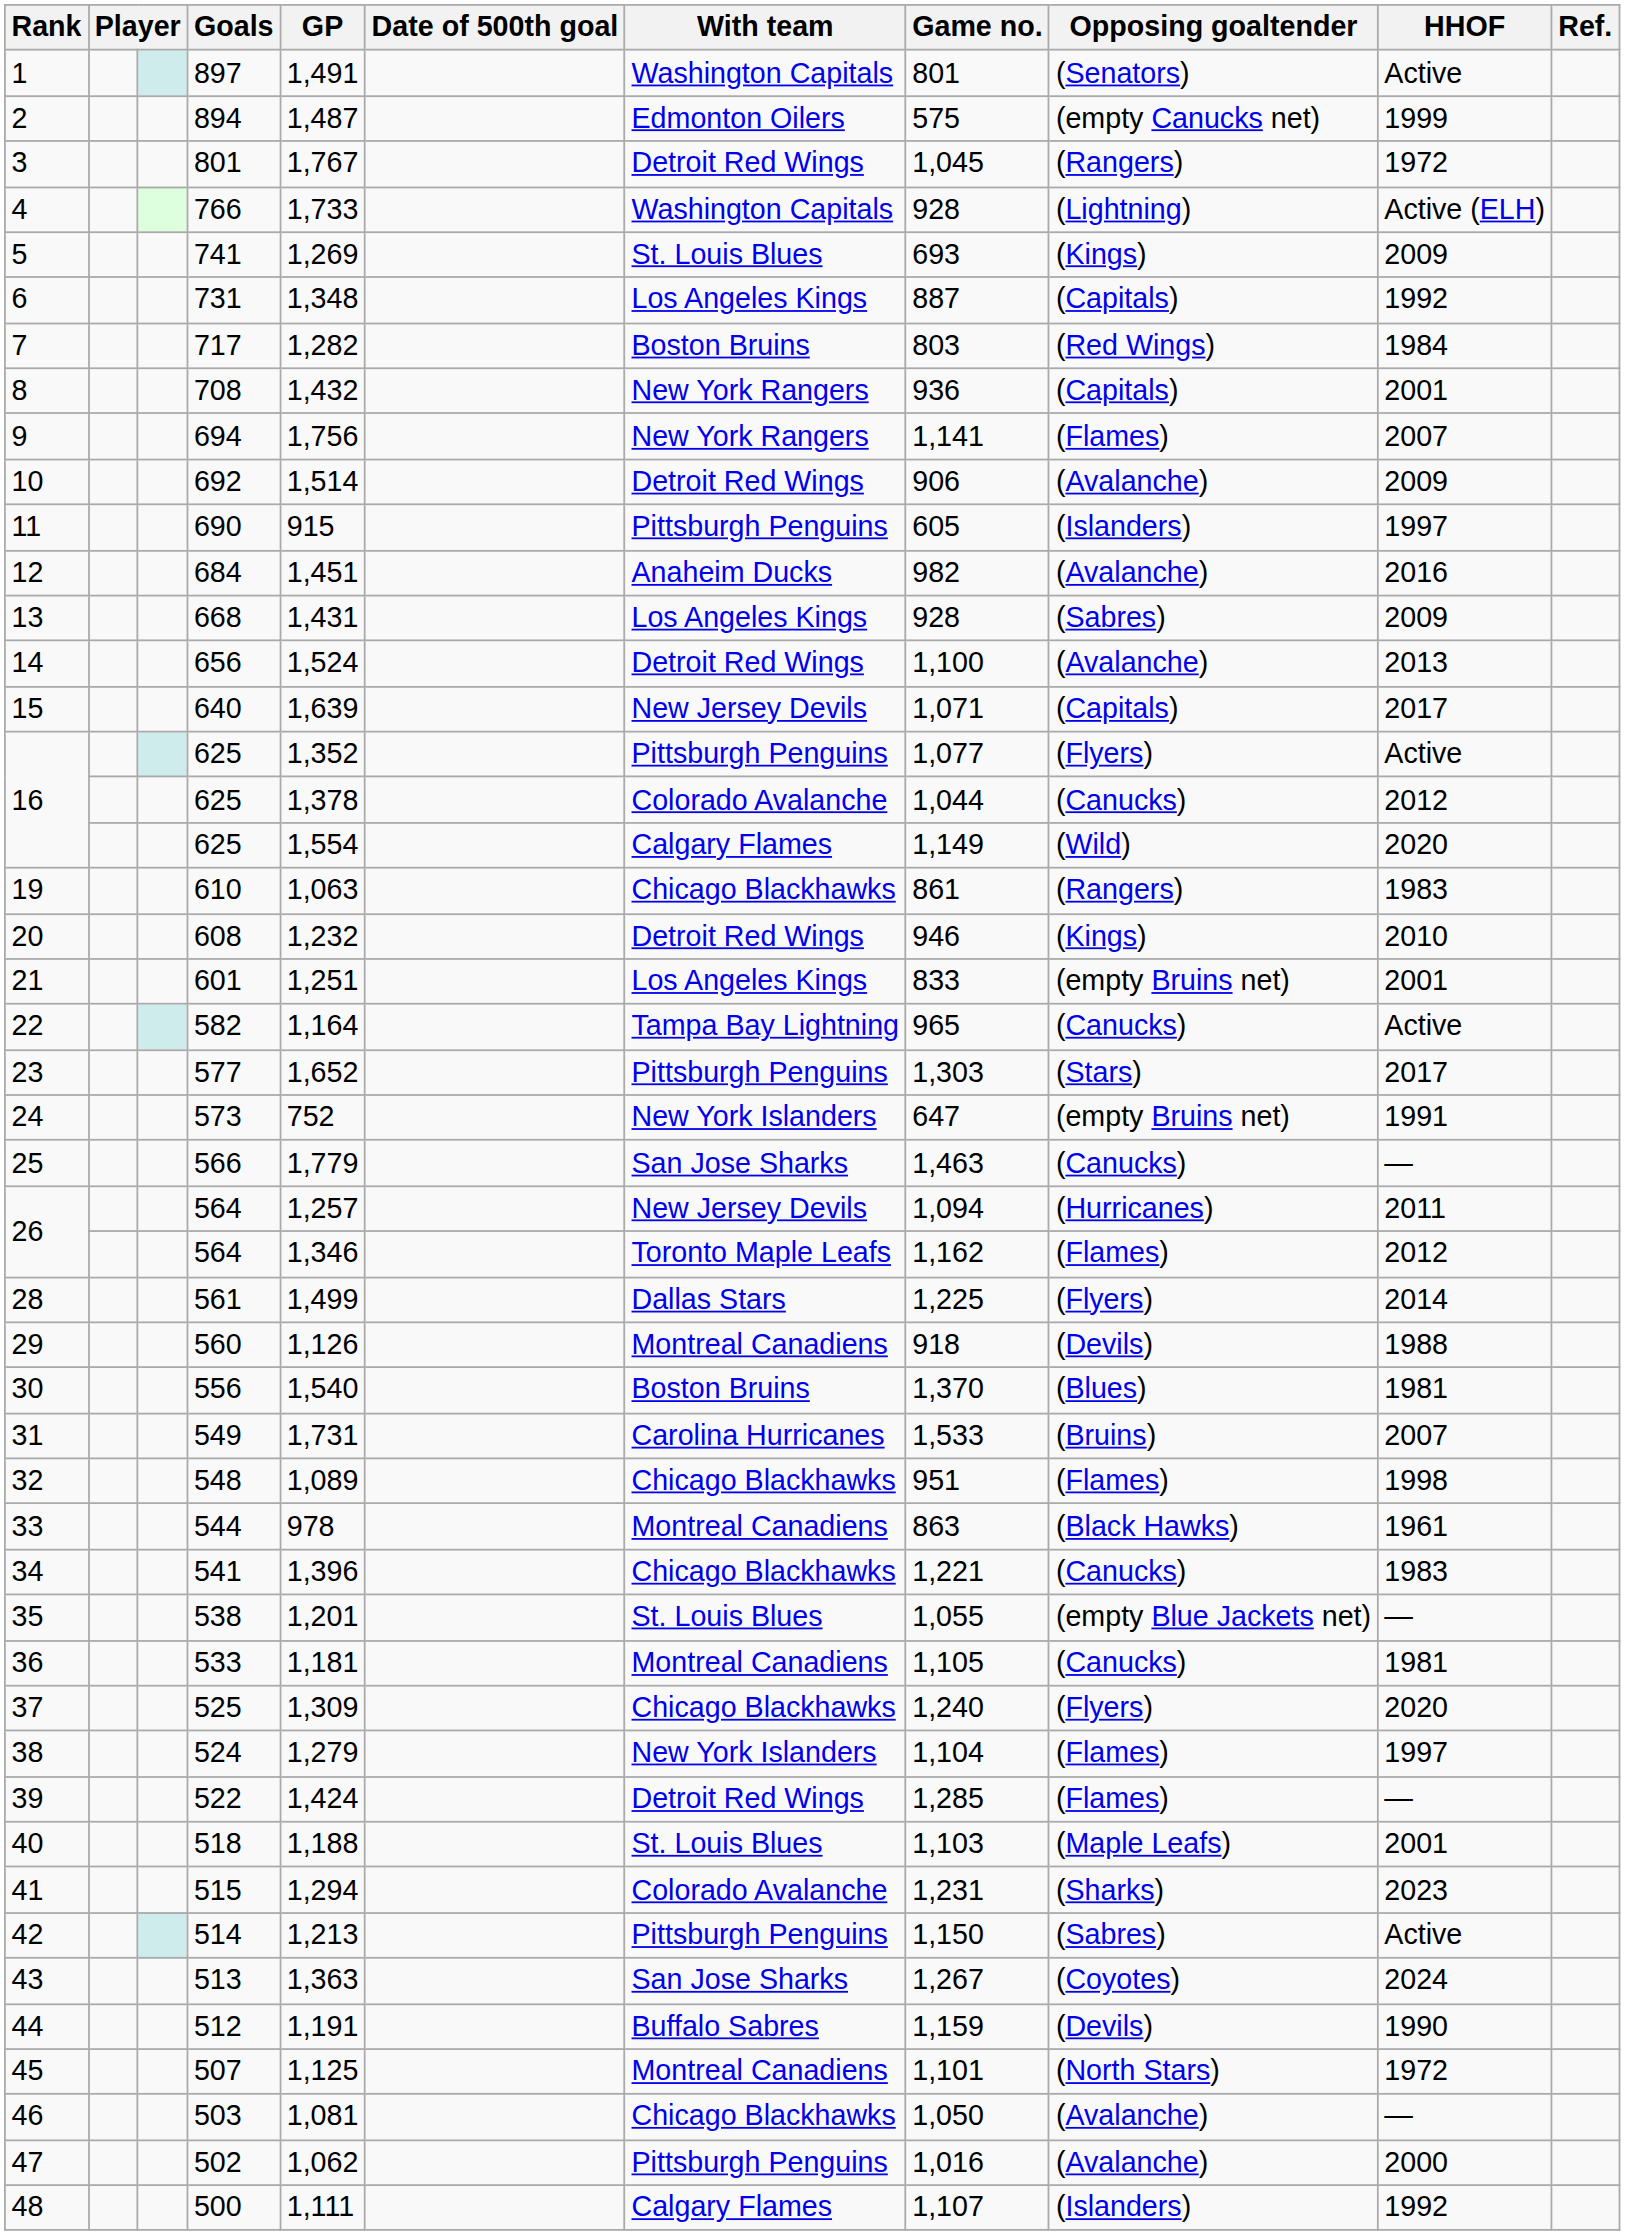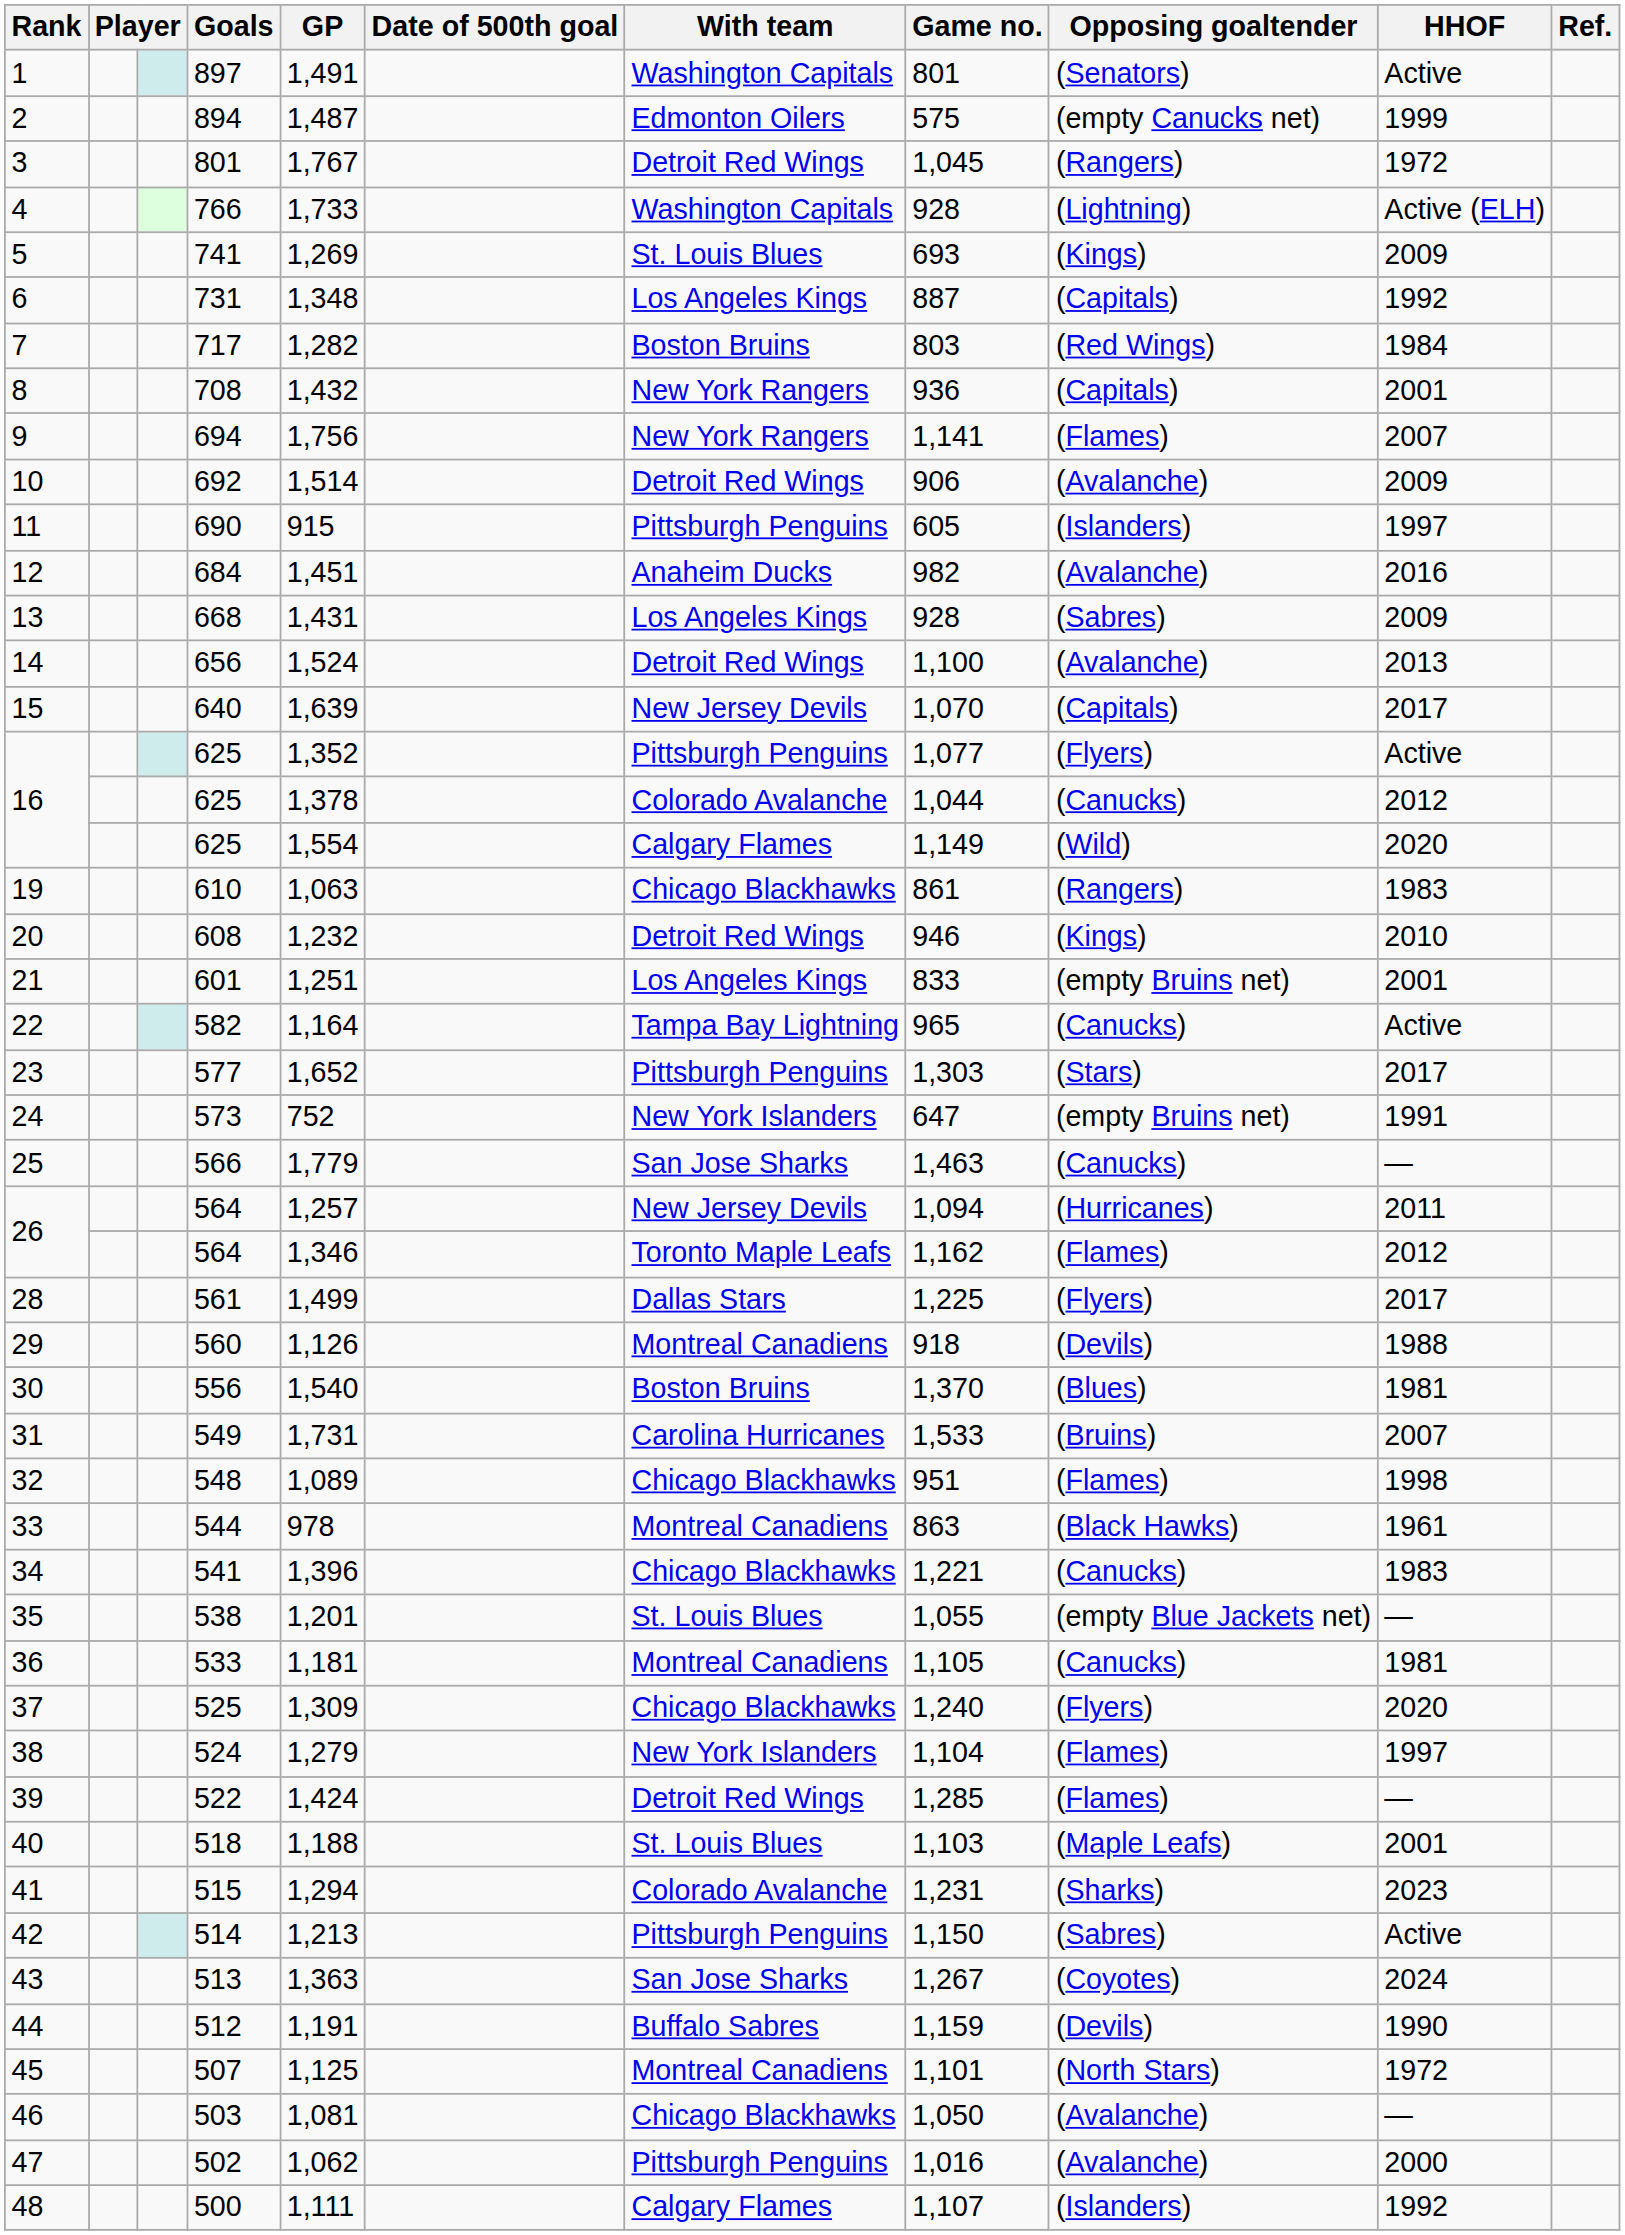(948, 708) 1,071 -> (948, 708) 1,070
(1416, 1299) 2014 -> (1416, 1299) 2017
